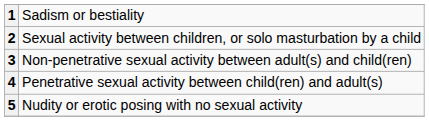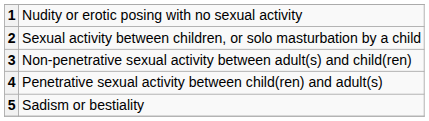(83, 15) Sadism or bestiality -> (162, 15) Nudity or erotic posing with no sexual activity
(162, 104) Nudity or erotic posing with no sexual activity -> (83, 104) Sadism or bestiality
